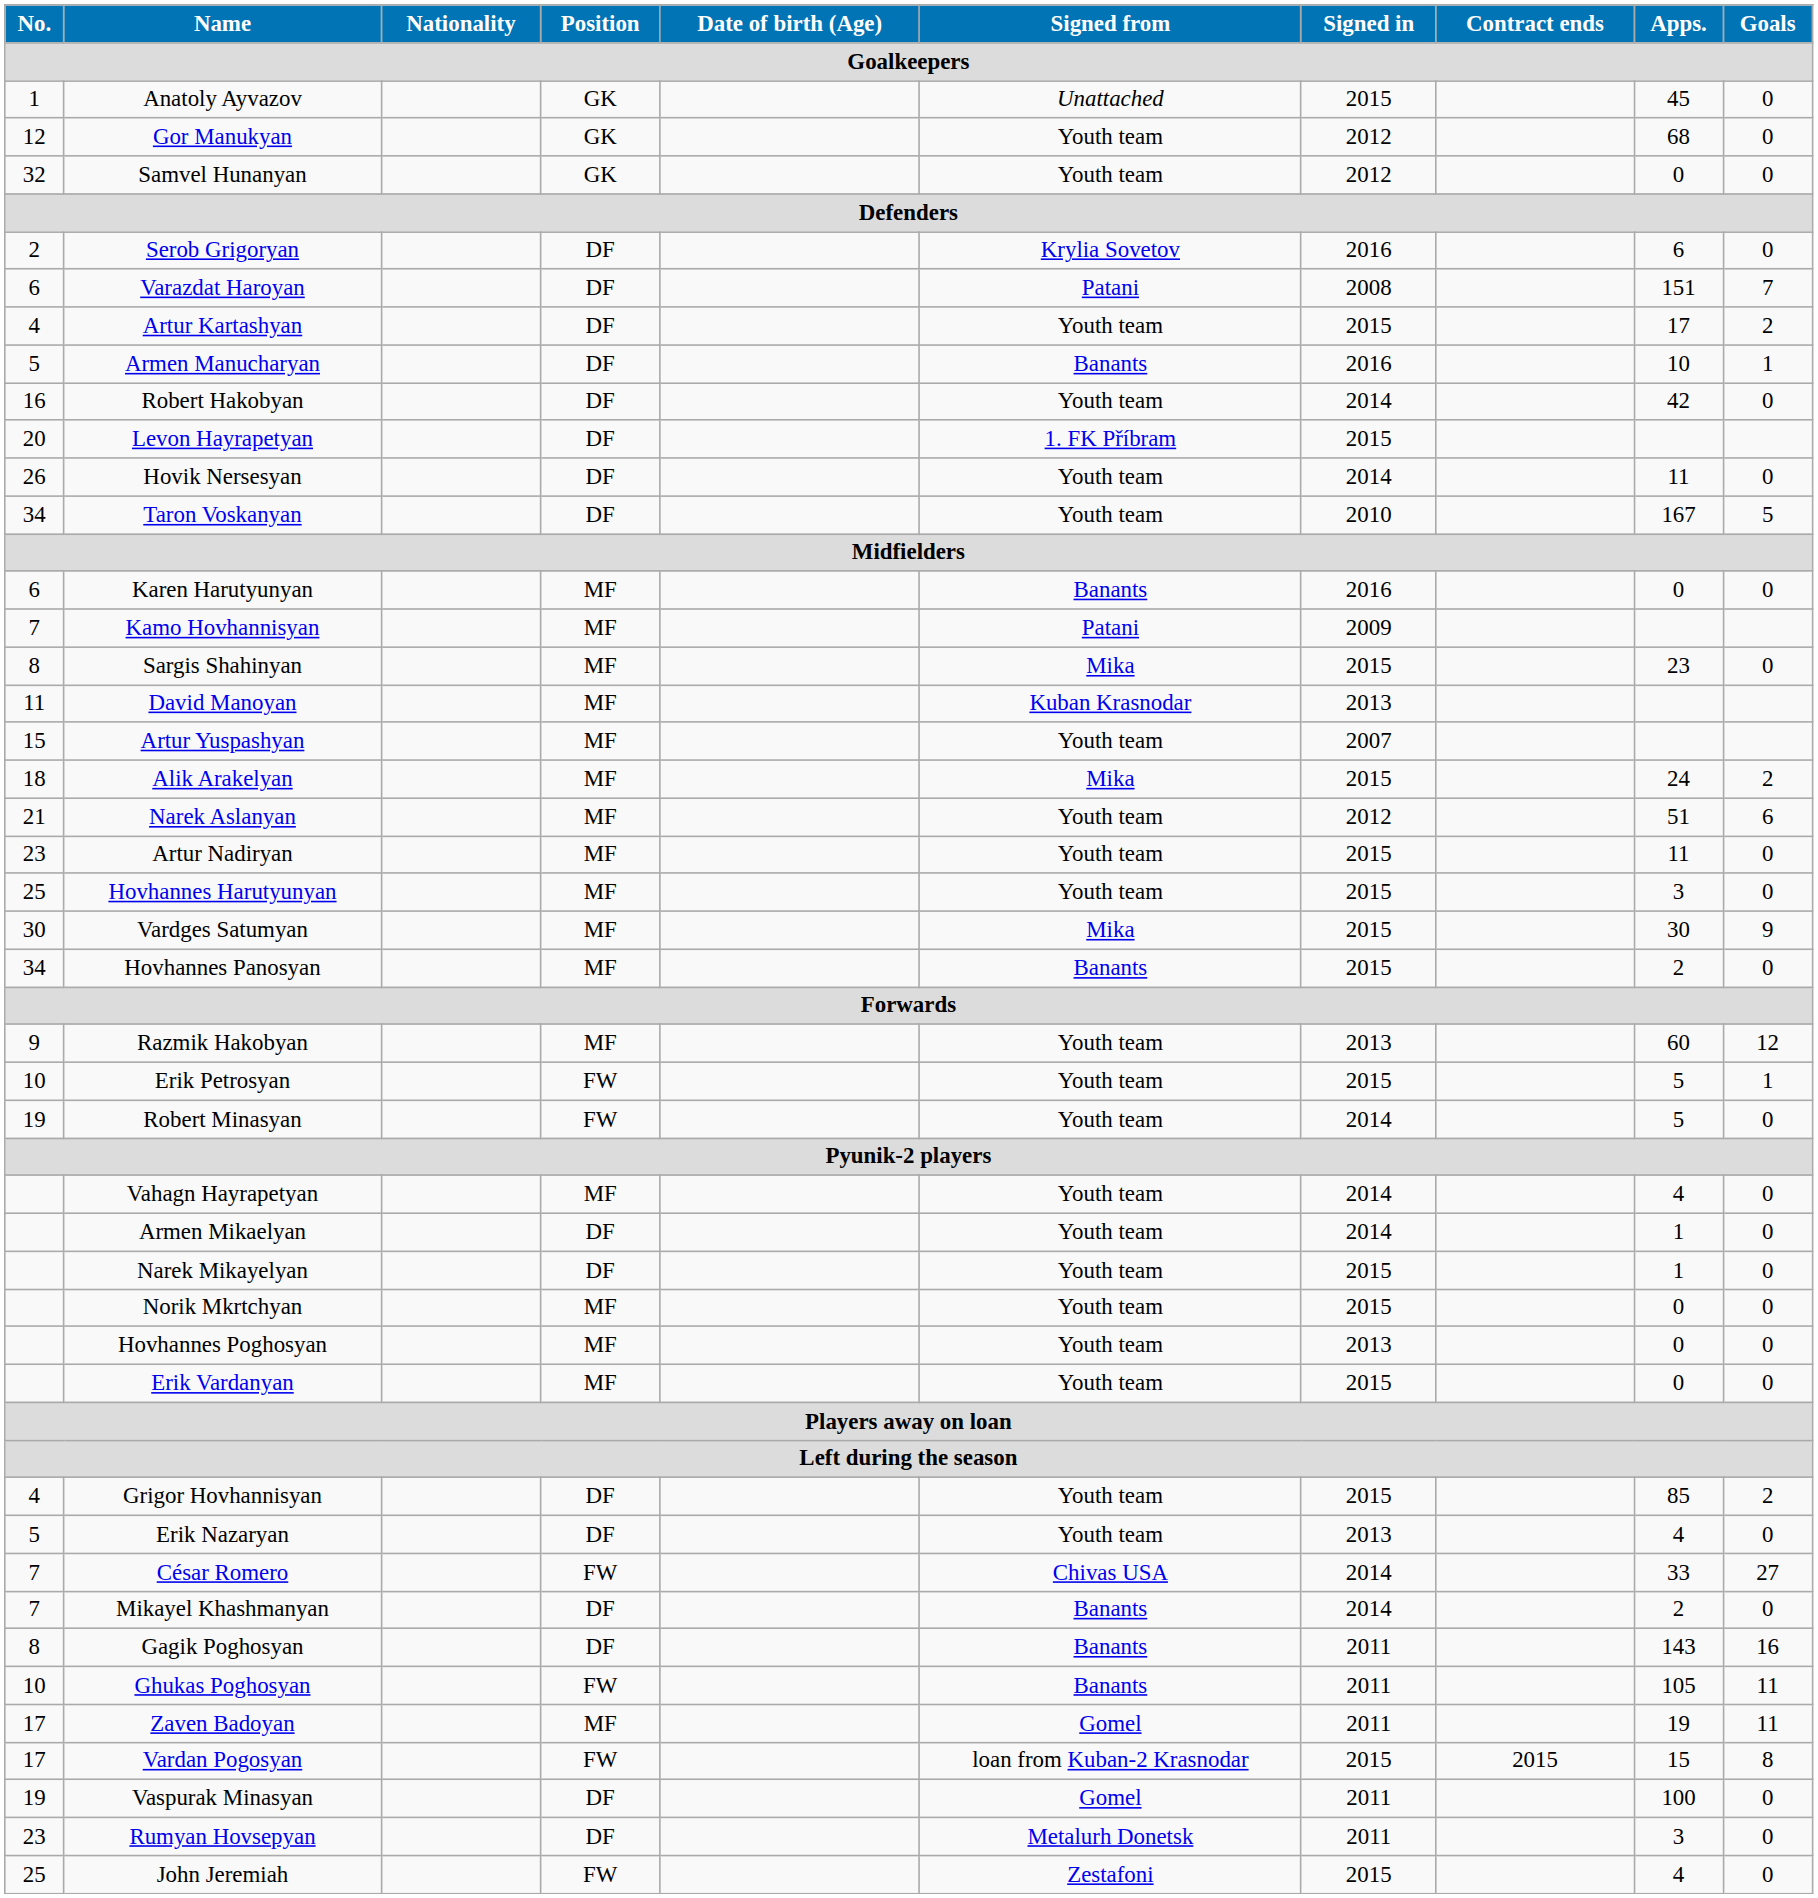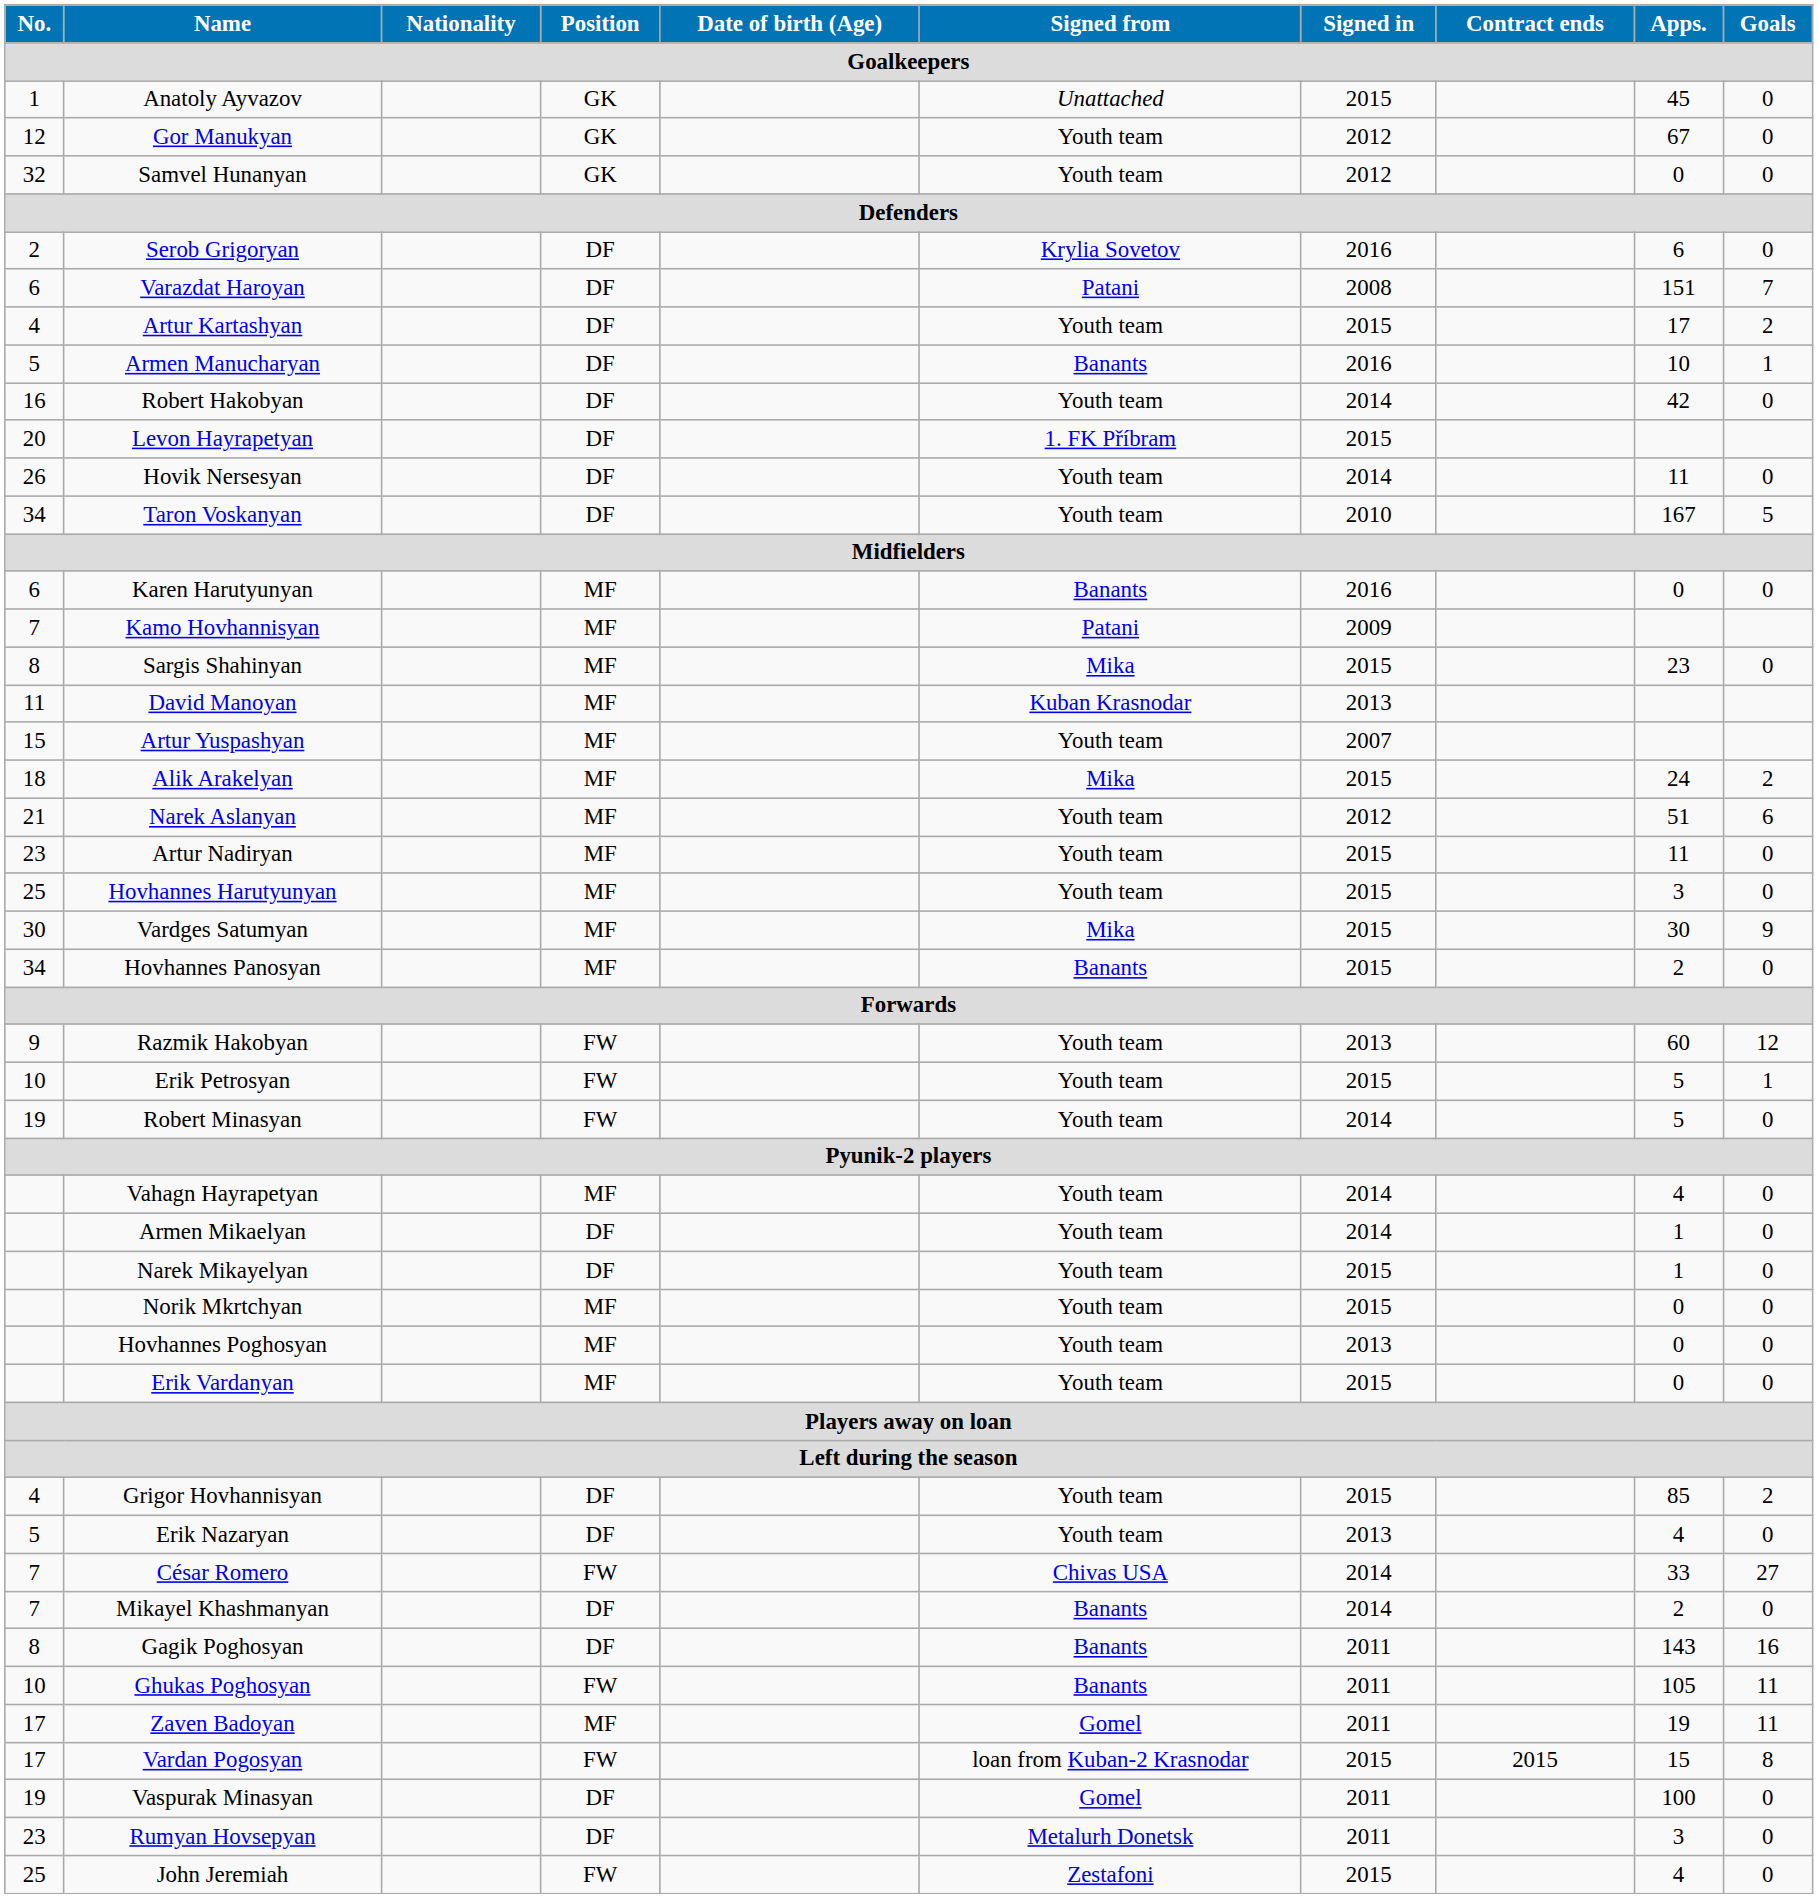(1679, 137) 68 -> (1679, 137) 67
(600, 1043) MF -> (600, 1043) FW
